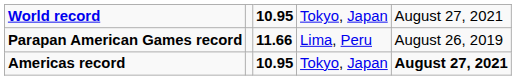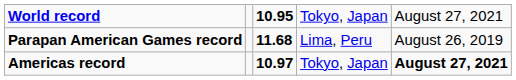(274, 39) 11.66 -> (274, 39) 11.68
(275, 63) 10.95 -> (275, 63) 10.97
